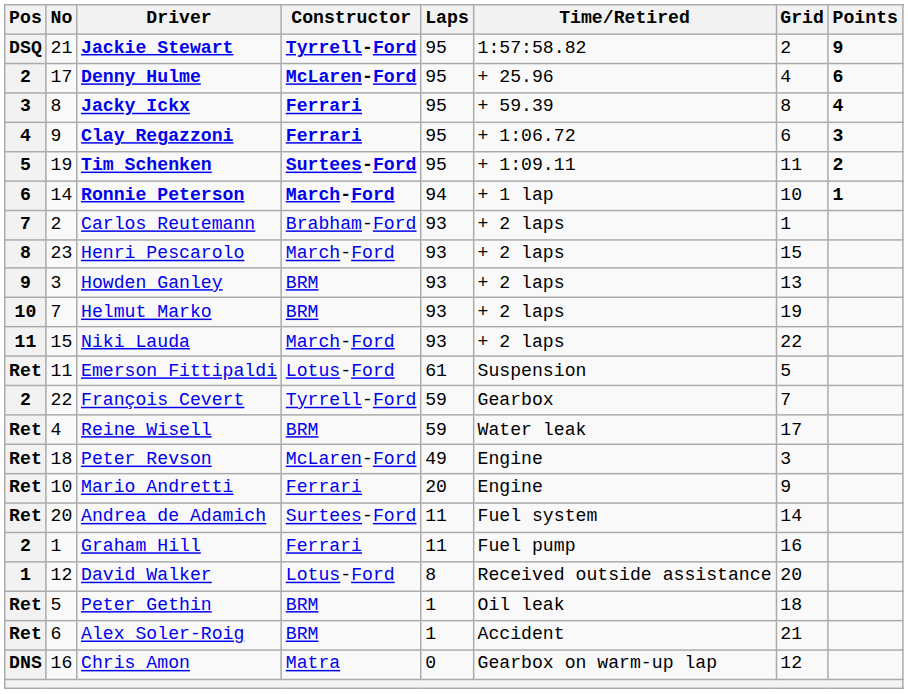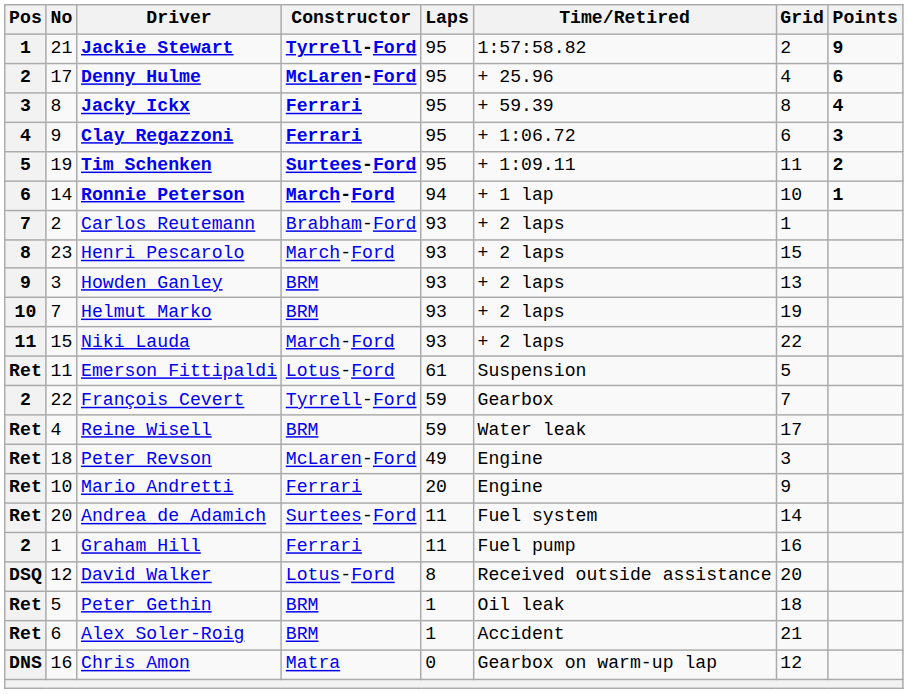(25, 49) DSQ -> (25, 49) 1
(25, 577) 1 -> (25, 577) DSQ
